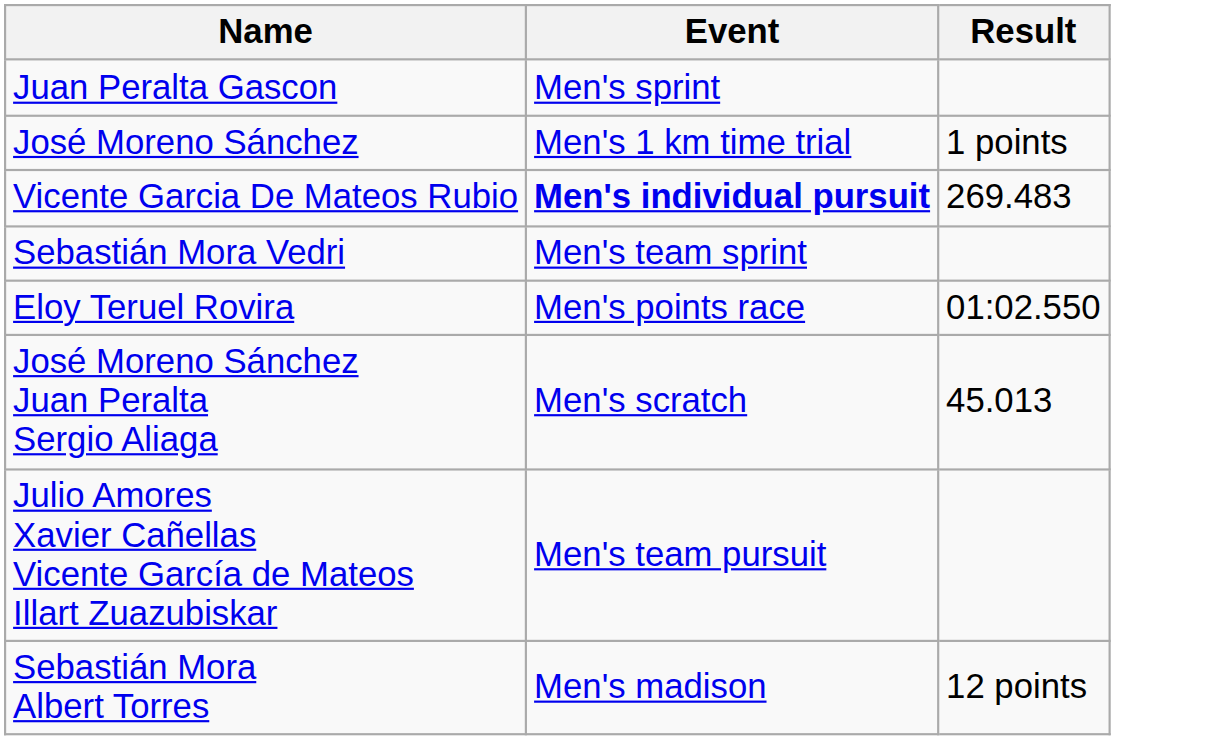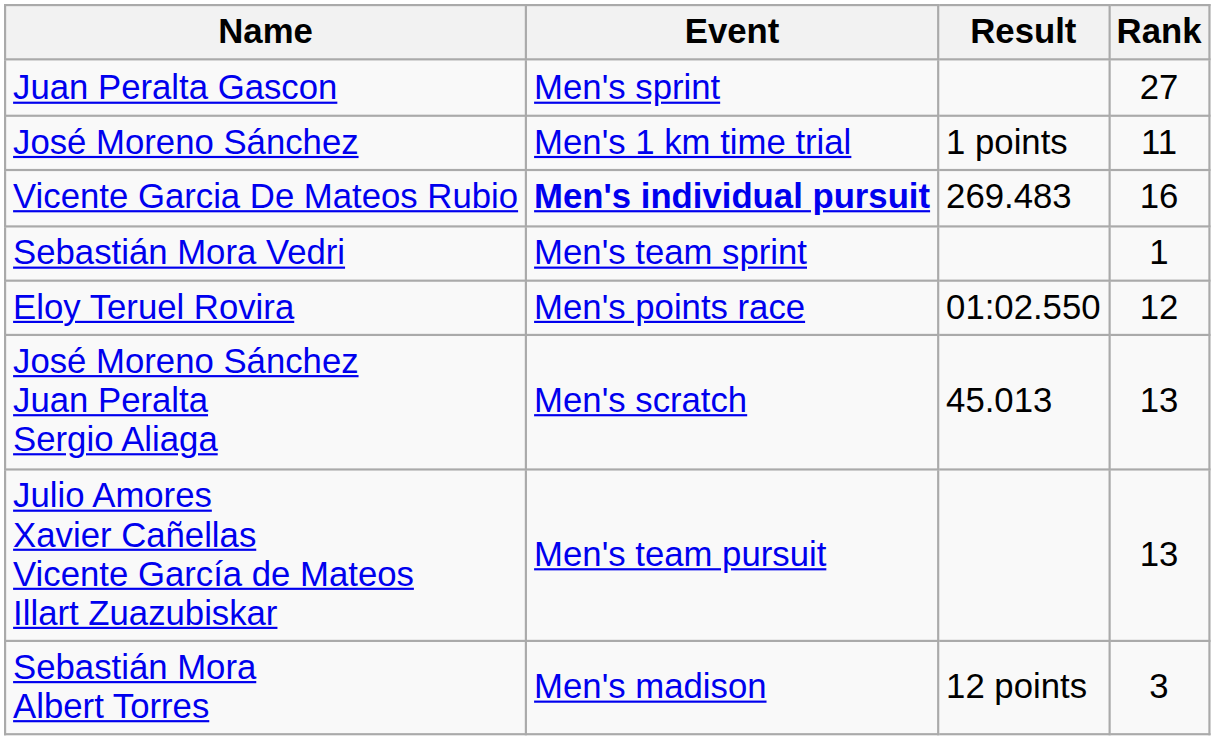+ column: (1159, 32)
